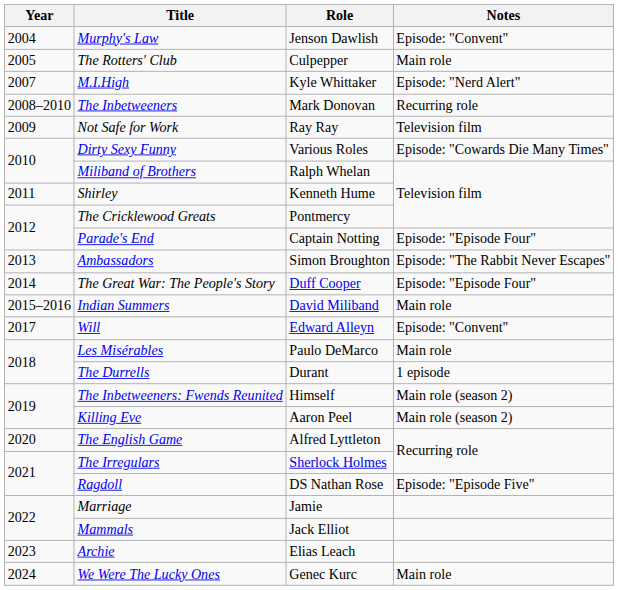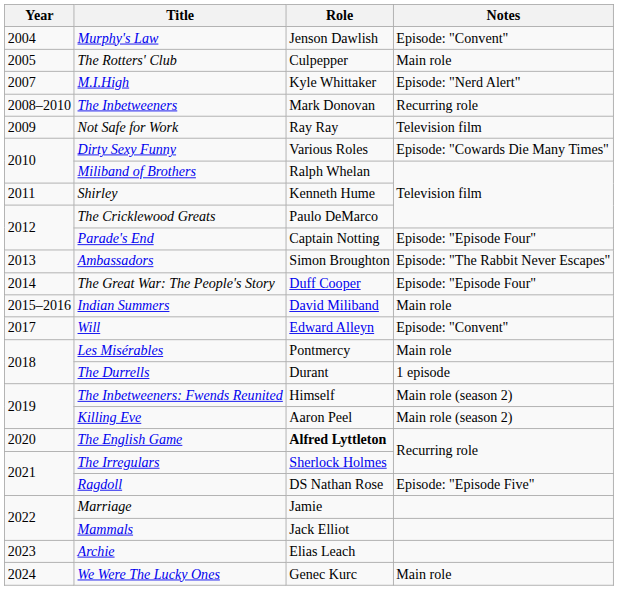(320, 216) Pontmercy -> (334, 216) Paulo DeMarco
(334, 350) Paulo DeMarco -> (320, 350) Pontmercy
(335, 439) normal -> (338, 439) bold
